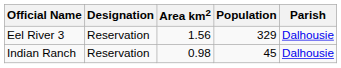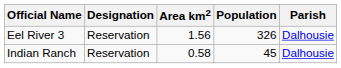(267, 35) 329 -> (267, 35) 326
(199, 53) 0.98 -> (199, 53) 0.58
